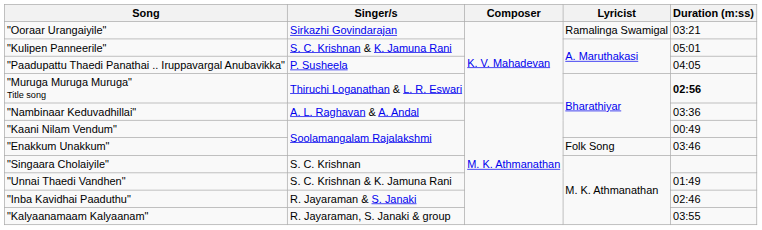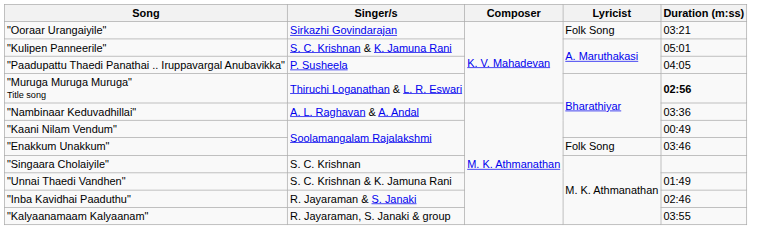(617, 31) Ramalinga Swamigal -> (590, 31) Folk Song
